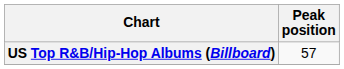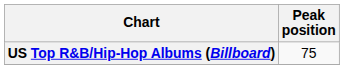(309, 53) 57 -> (309, 53) 75
